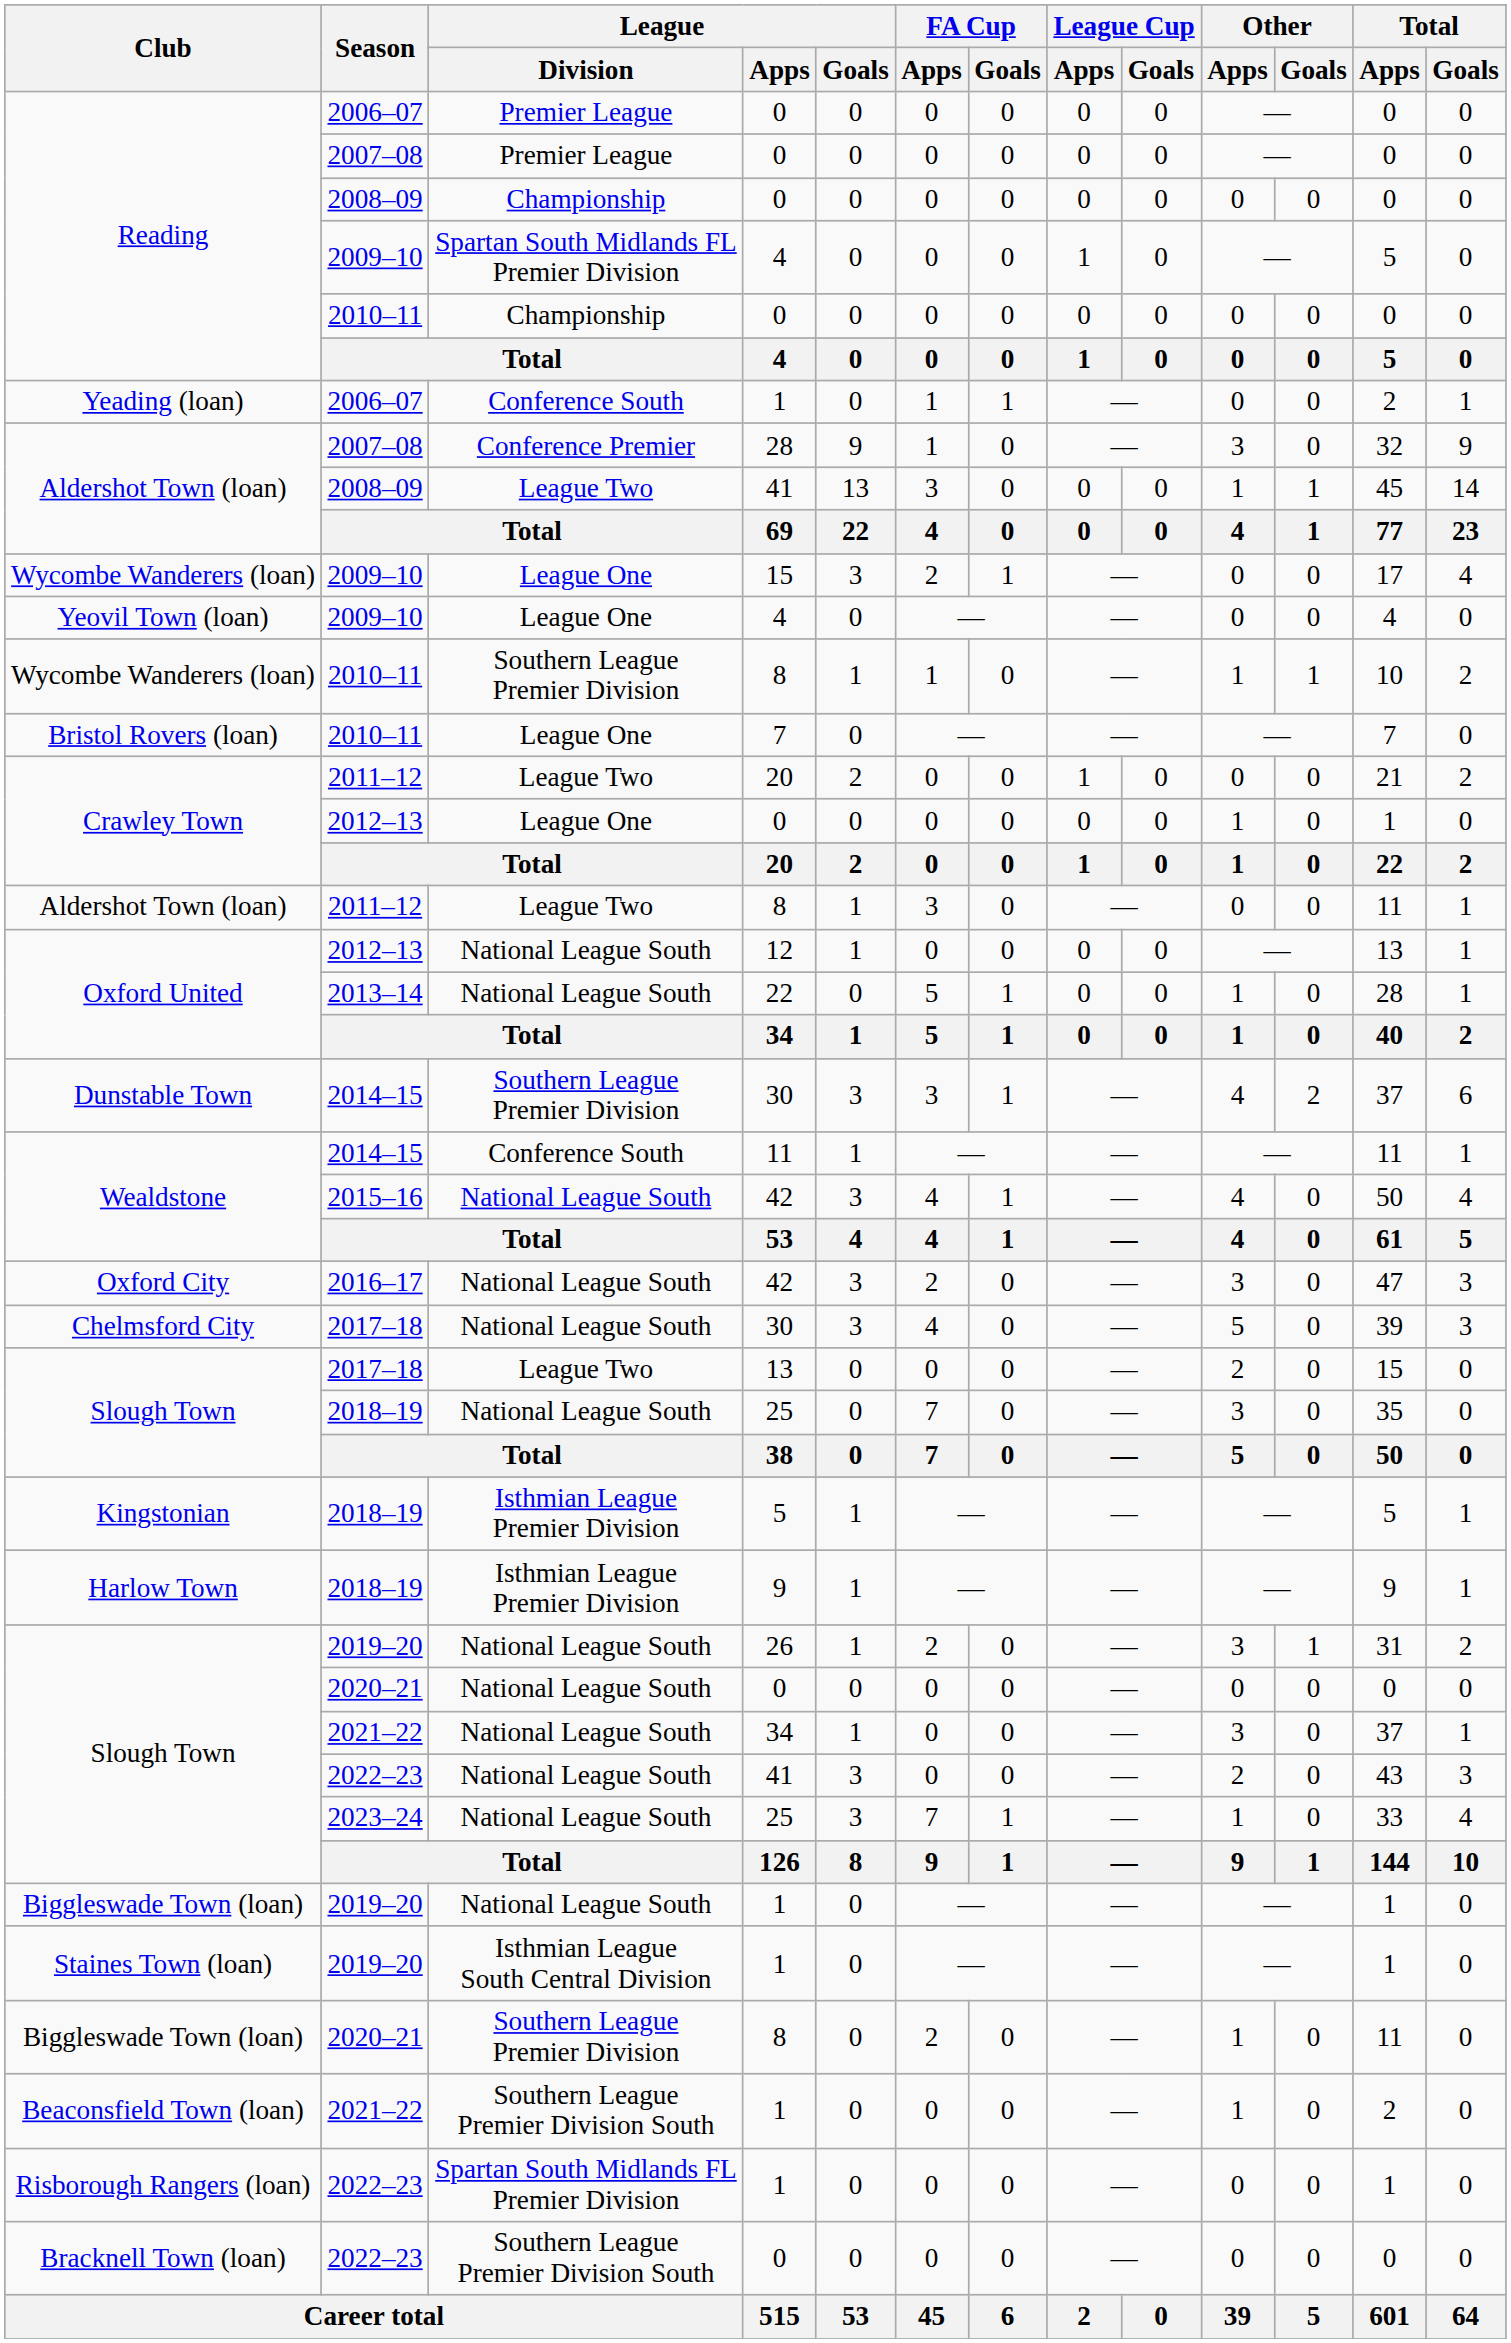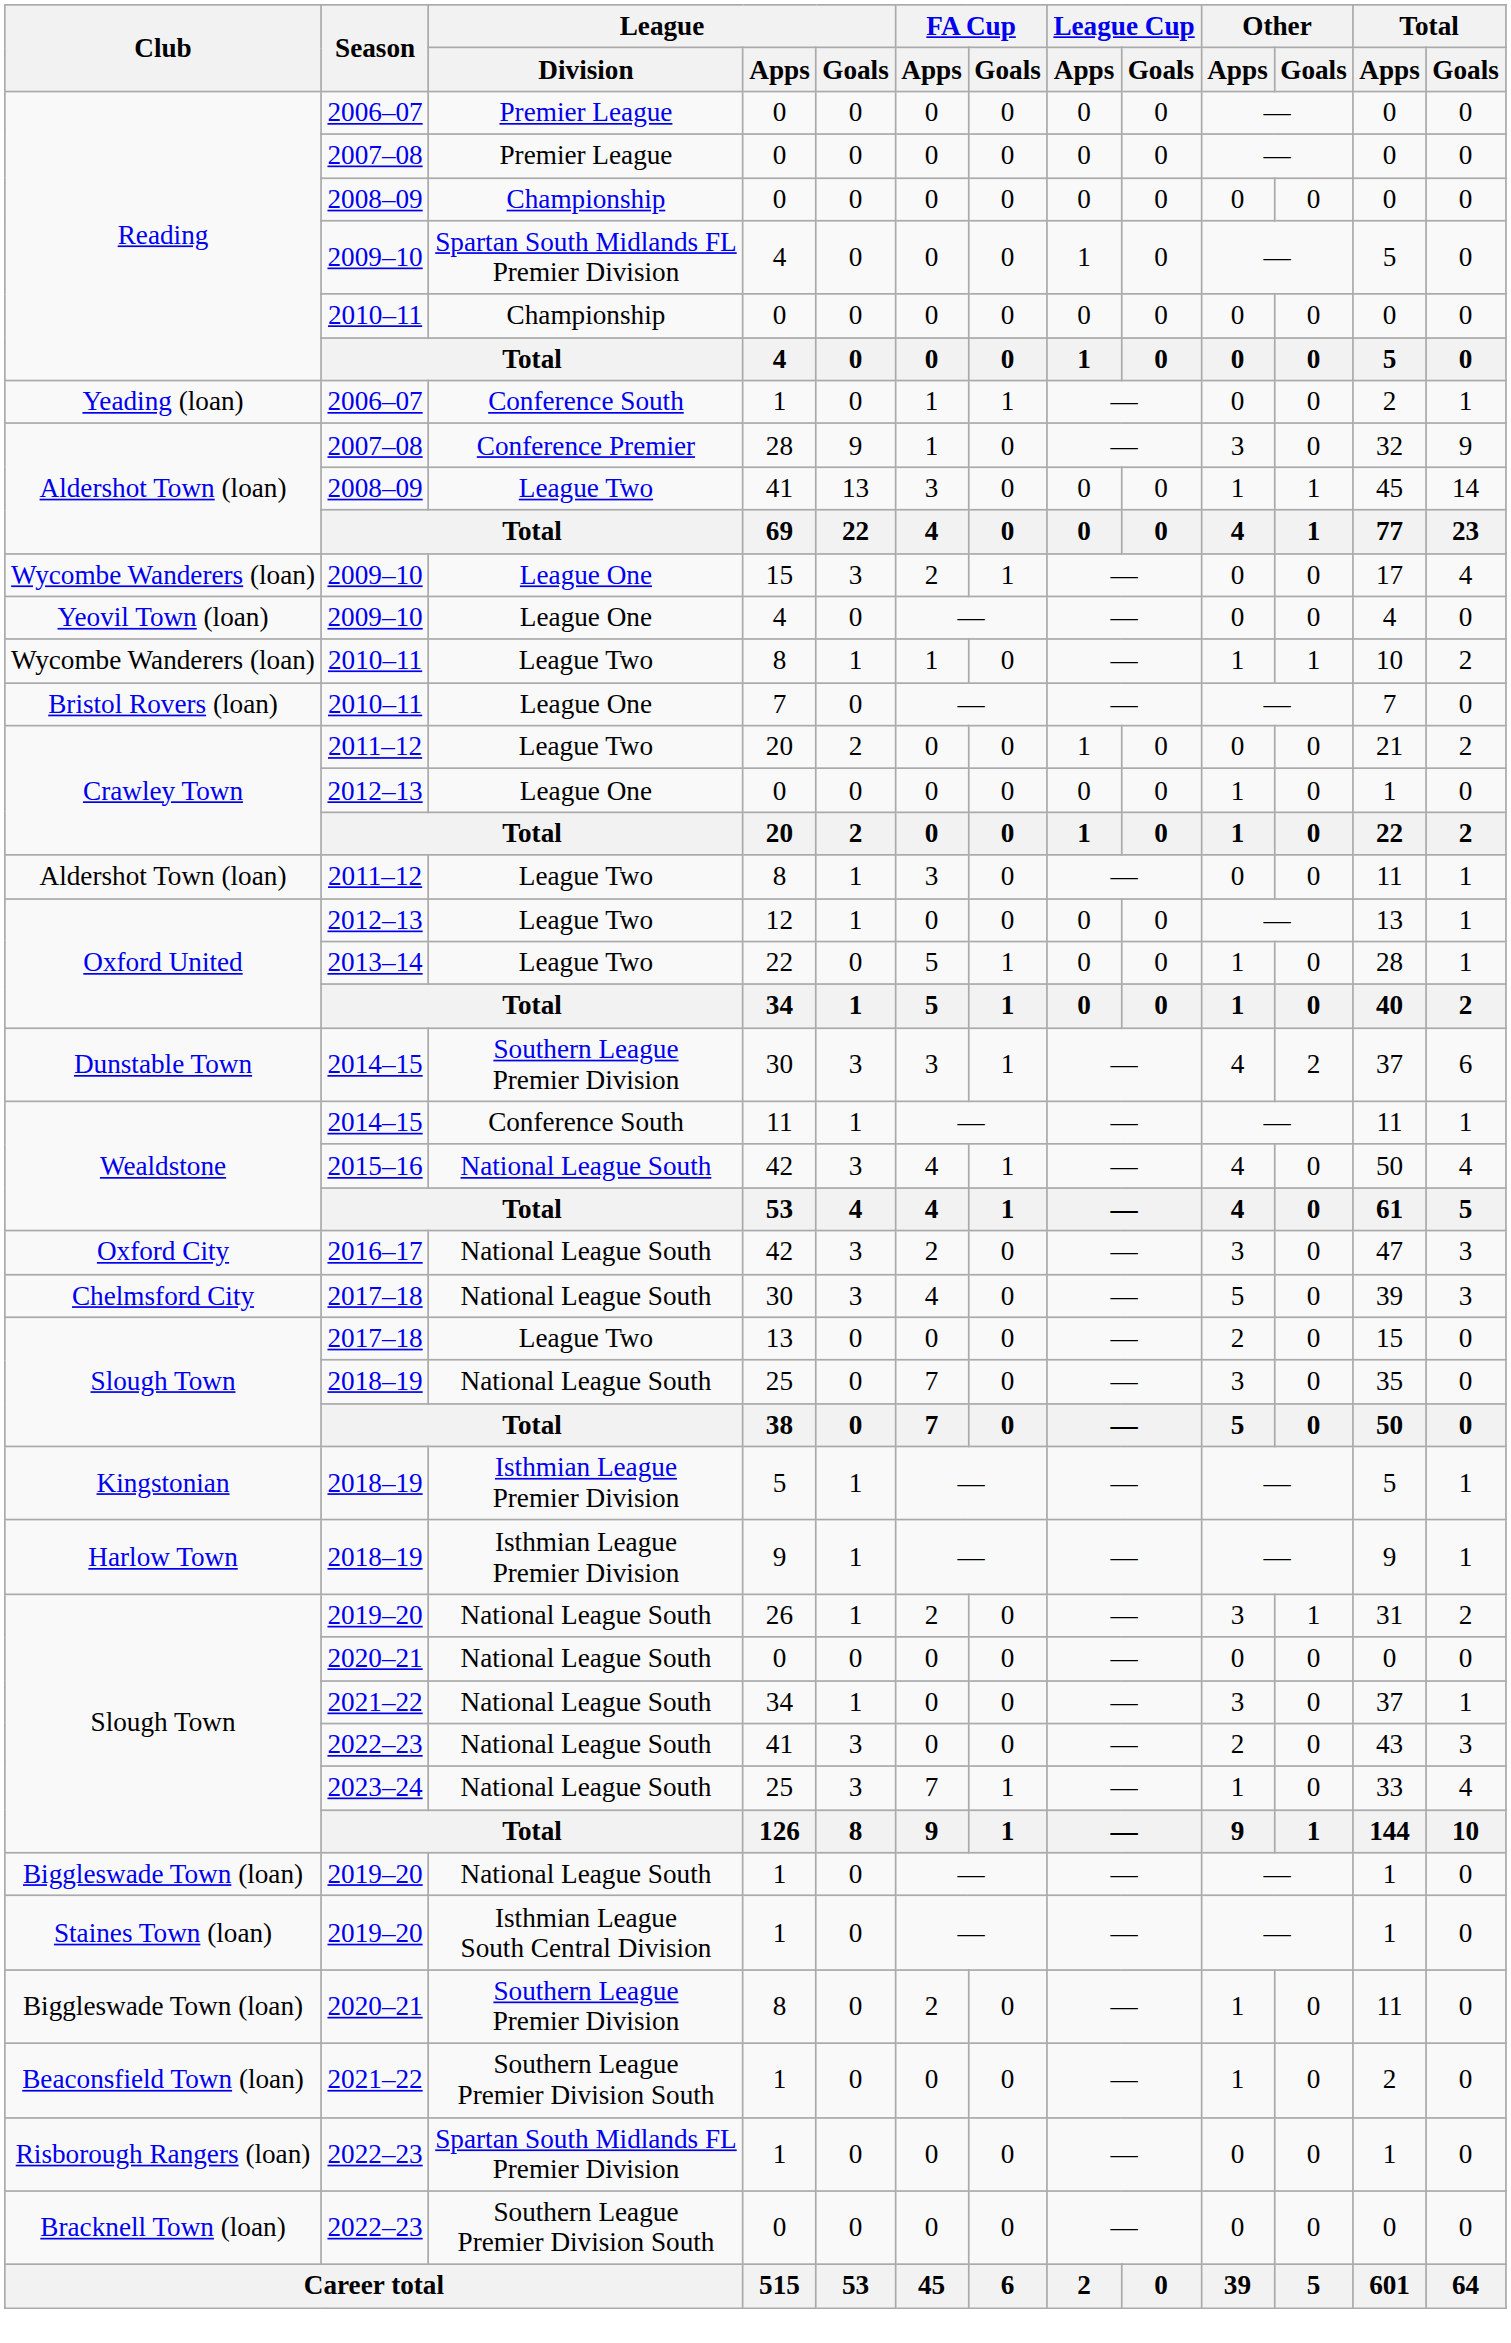(586, 675) Southern League Premier Division -> (586, 660) League Two
(586, 950) National League South -> (586, 919) League Two
(586, 993) National League South -> (586, 962) League Two
